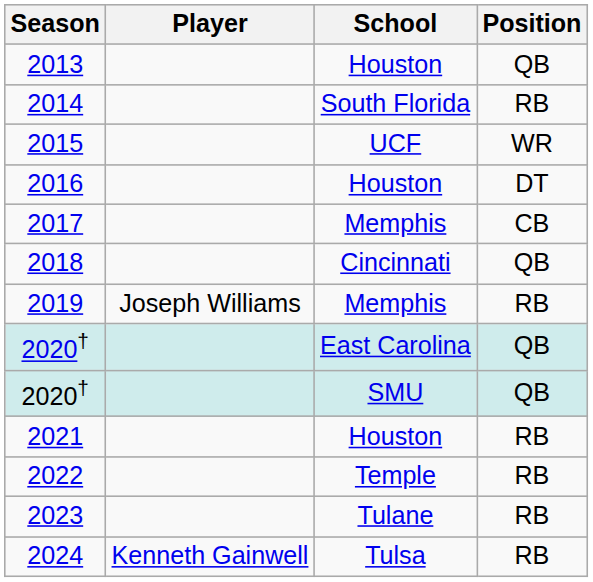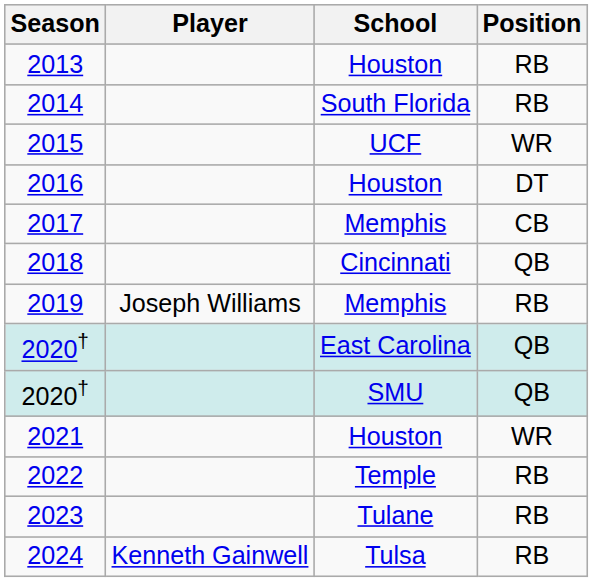(532, 64) QB -> (532, 64) RB
(532, 436) RB -> (532, 436) WR
